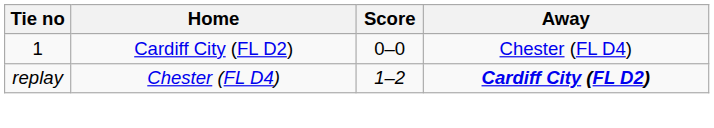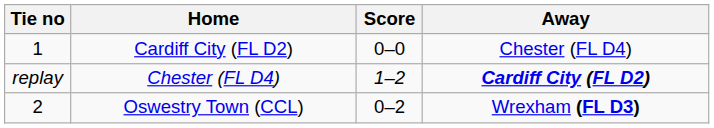+ row: (214, 107)
